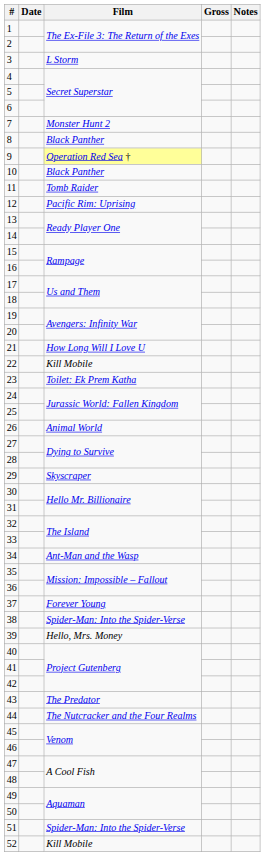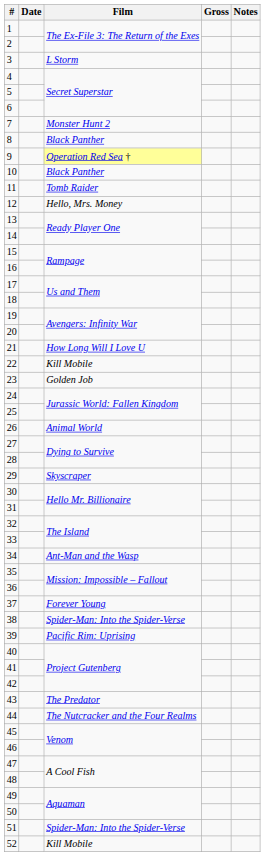(91, 204) Pacific Rim: Uprising -> (84, 204) Hello, Mrs. Money
(91, 380) Toilet: Ek Prem Katha -> (70, 380) Golden Job
(84, 635) Hello, Mrs. Money -> (91, 635) Pacific Rim: Uprising
